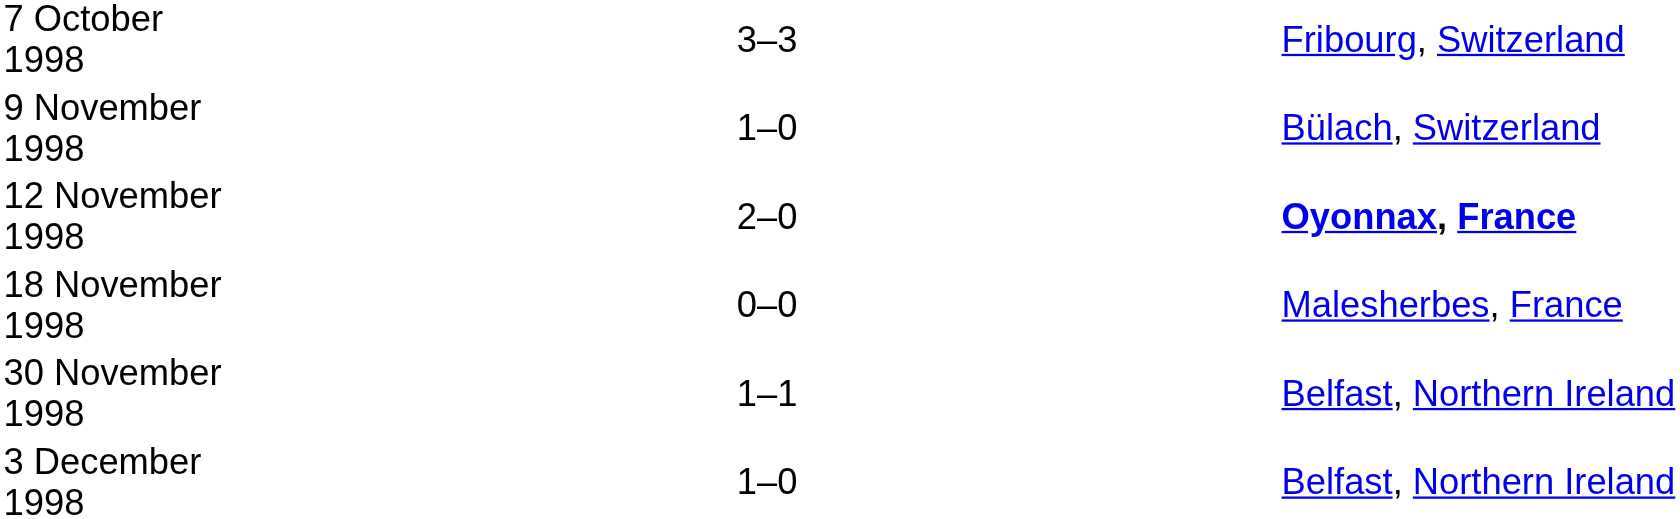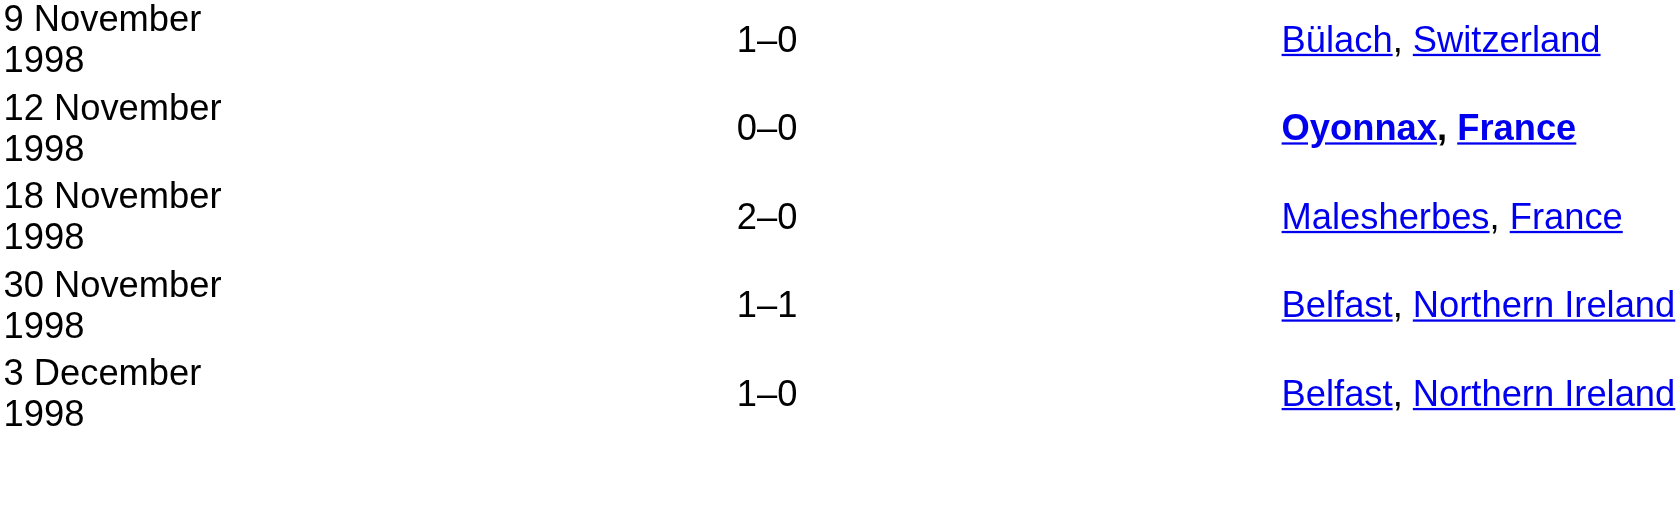- row: (83, 39)
(767, 216) 2–0 -> (767, 128) 0–0
(767, 305) 0–0 -> (767, 216) 2–0
